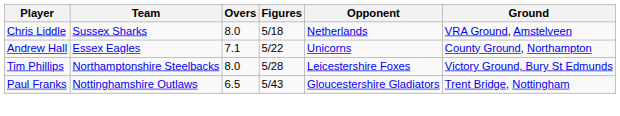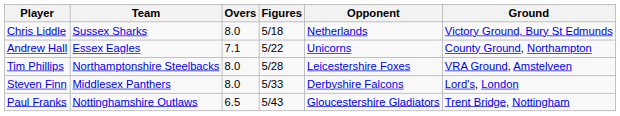(508, 31) VRA Ground, Amstelveen -> (529, 31) Victory Ground, Bury St Edmunds
(529, 66) Victory Ground, Bury St Edmunds -> (508, 66) VRA Ground, Amstelveen
+ row: (37, 84)
